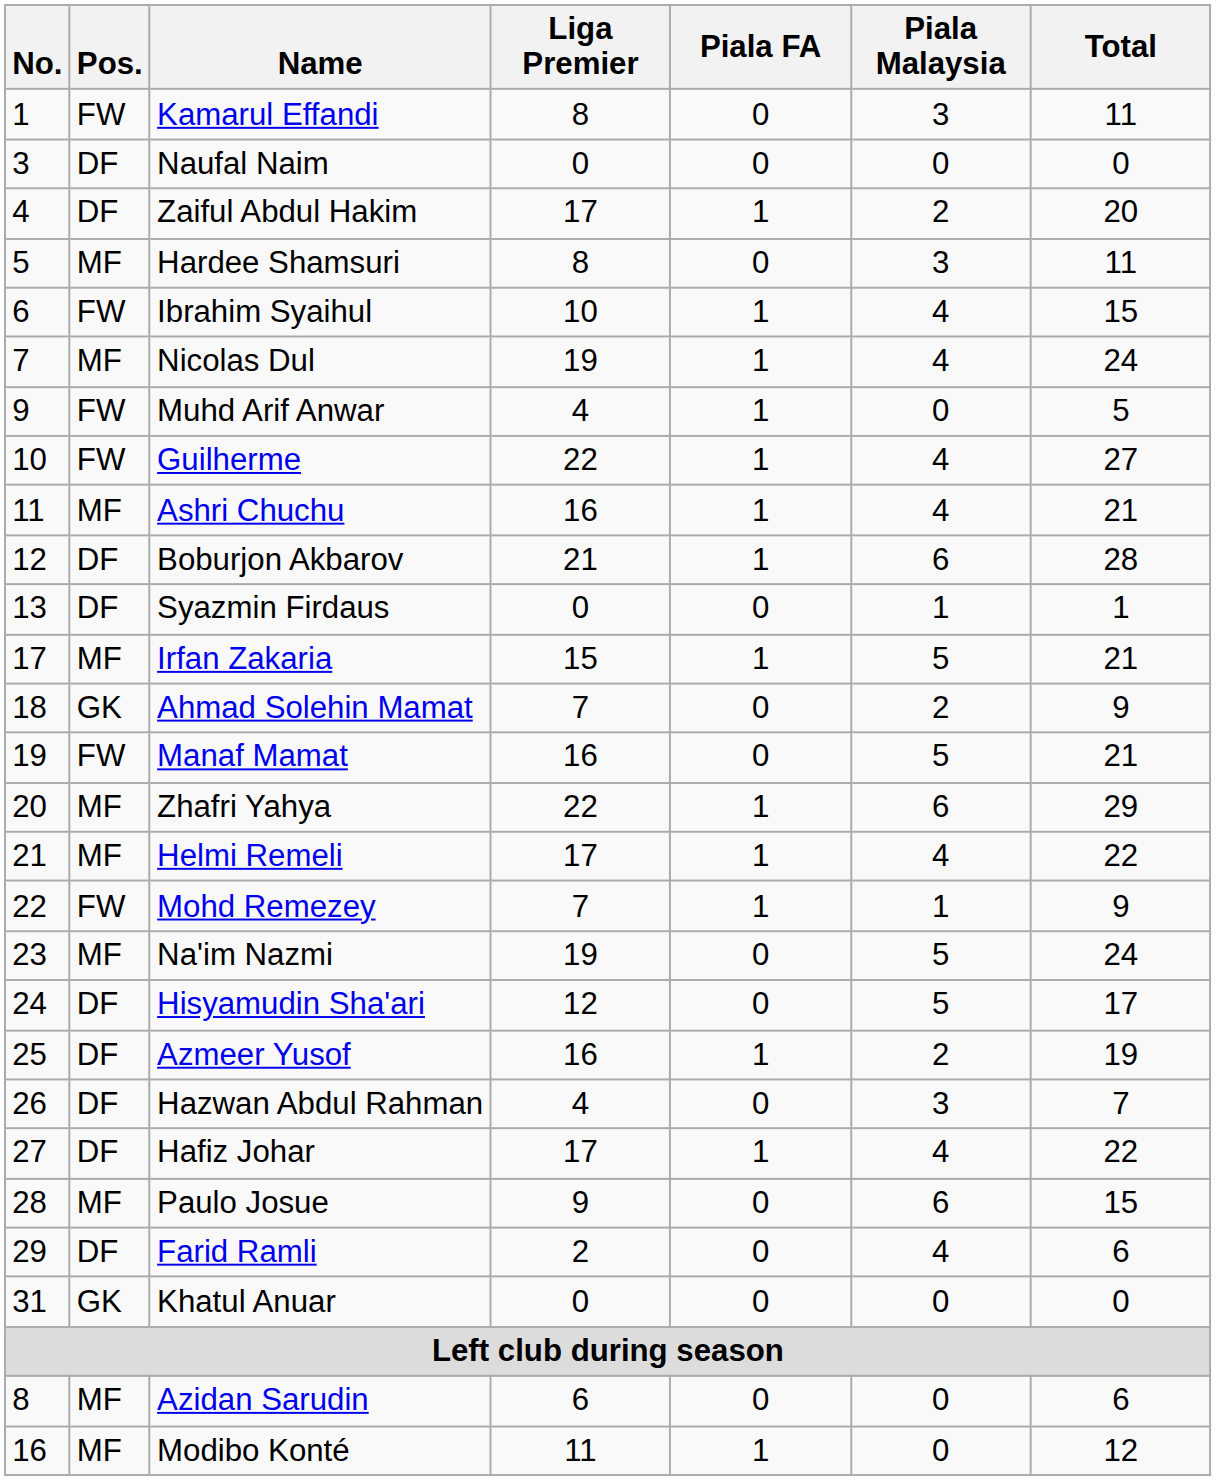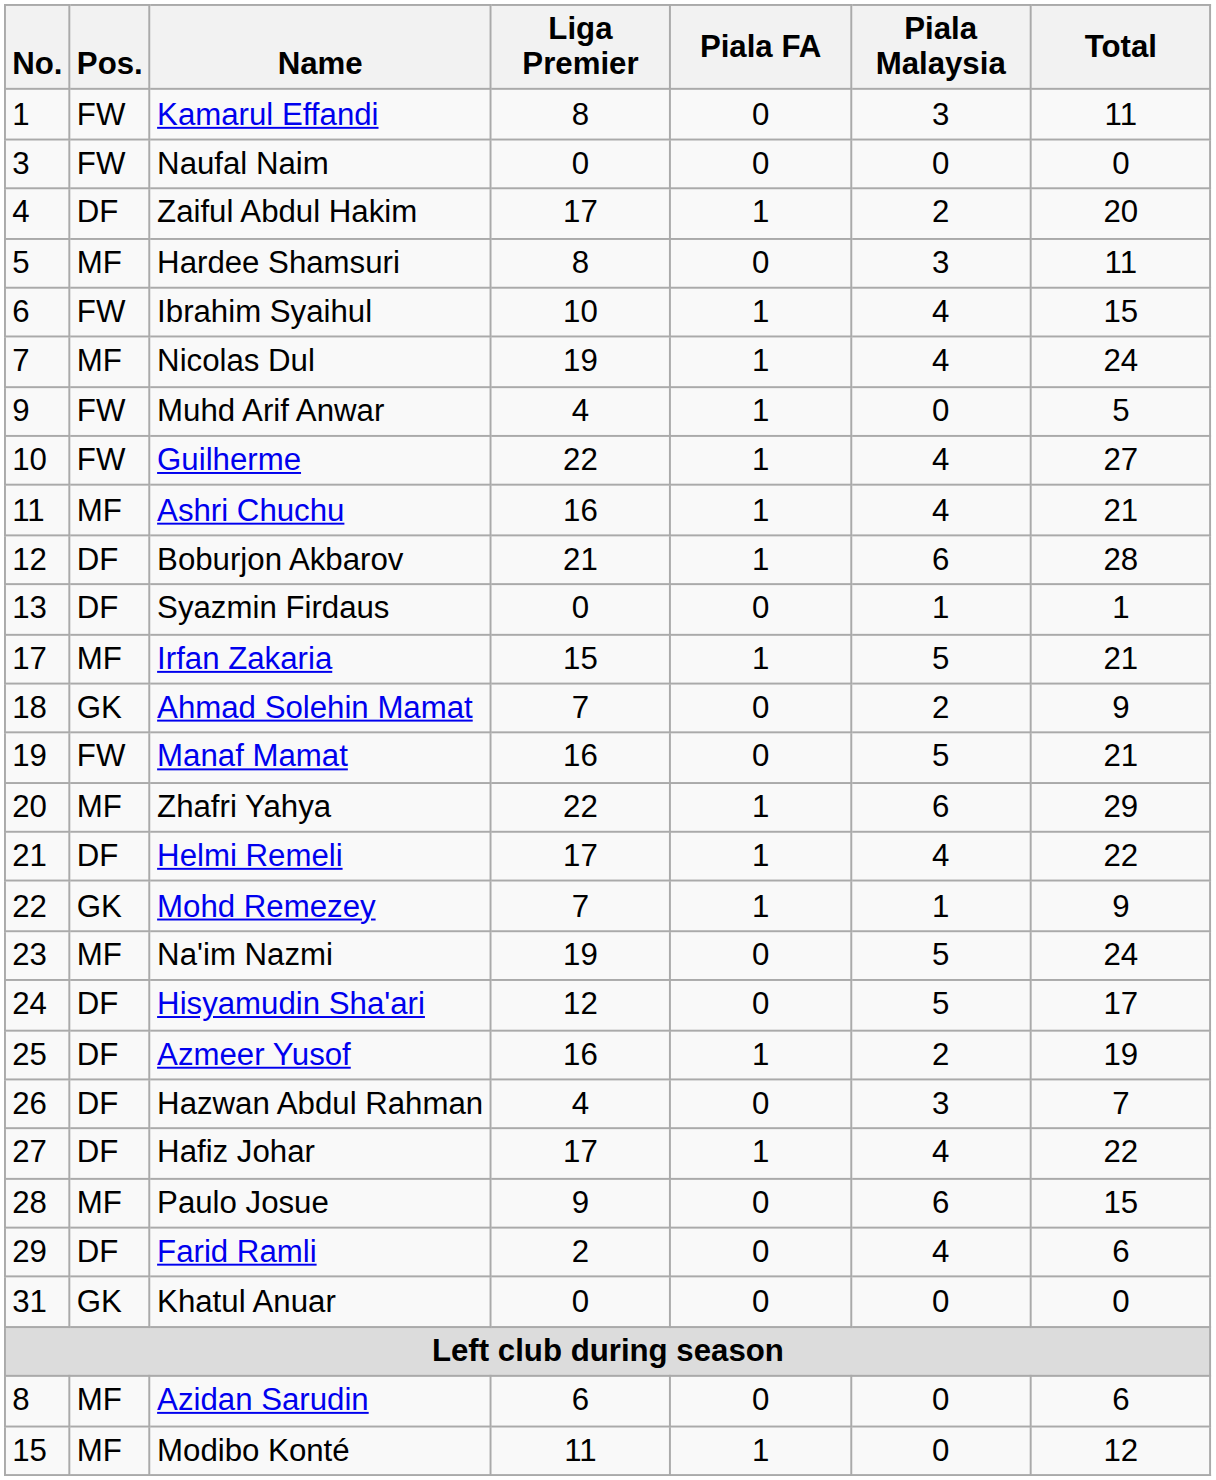(98, 163) DF -> (101, 163) FW
(99, 856) MF -> (98, 856) DF
(101, 905) FW -> (99, 905) GK
(30, 1449) 16 -> (30, 1449) 15
